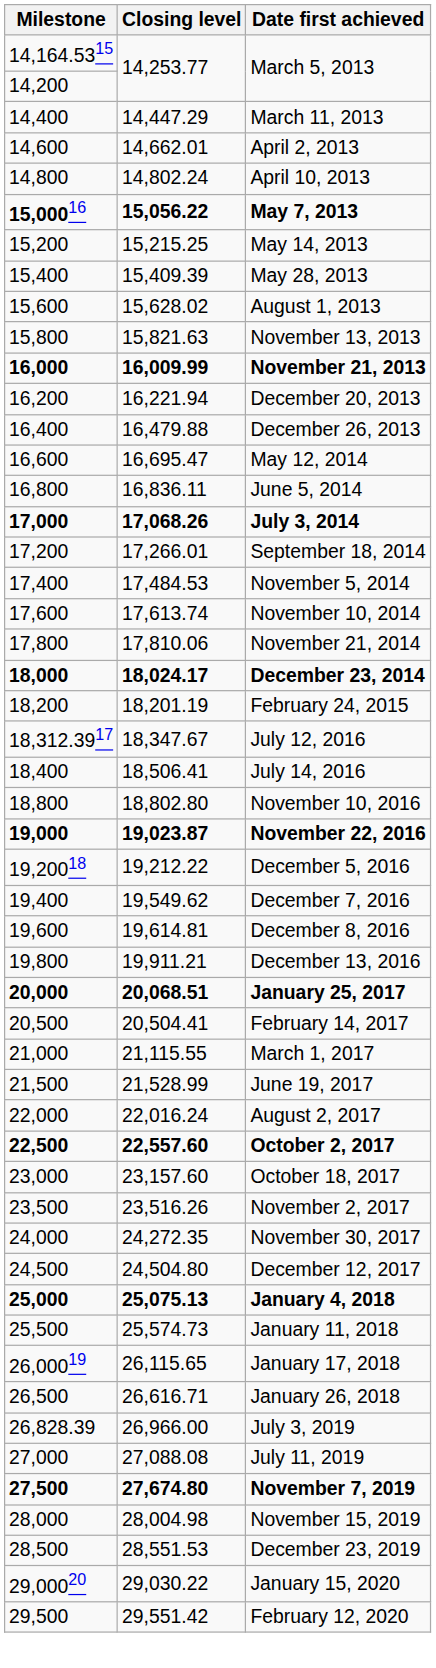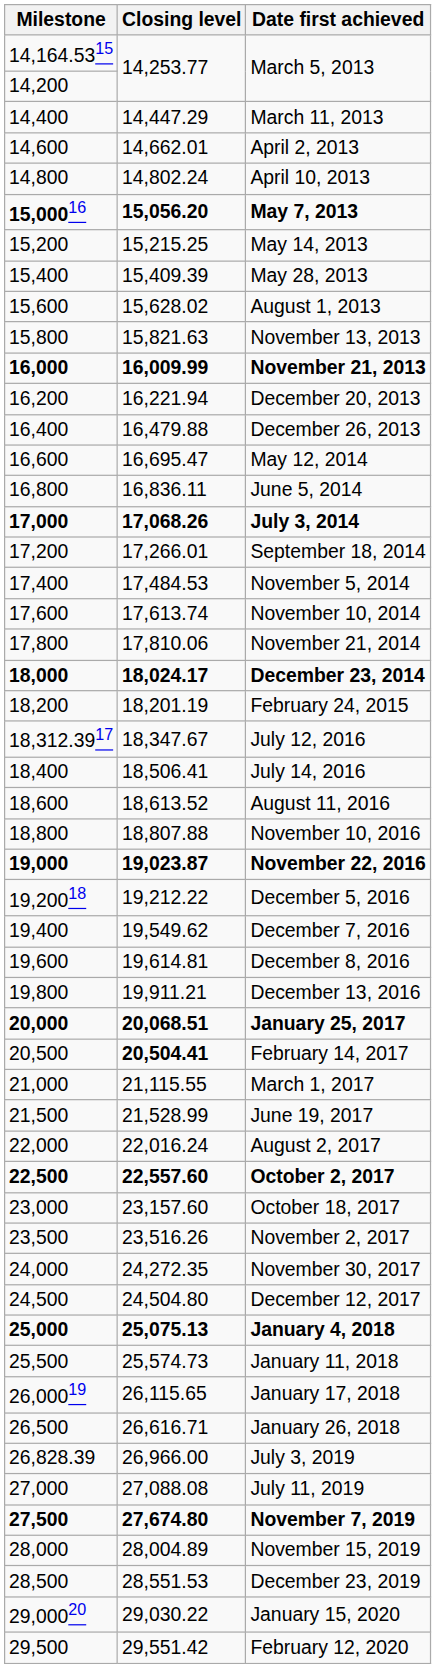(165, 211) 15,056.22 -> (165, 211) 15,056.20
+ row: (39, 803)
(165, 803) 18,802.80 -> (165, 833) 18,807.88
(165, 1023) normal -> (165, 1054) bold
(165, 1519) 28,004.98 -> (165, 1550) 28,004.89
